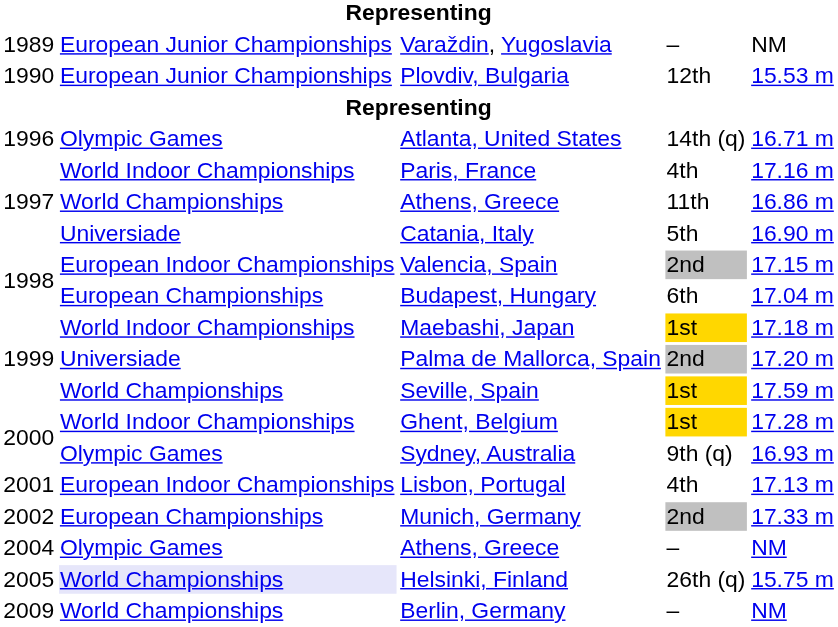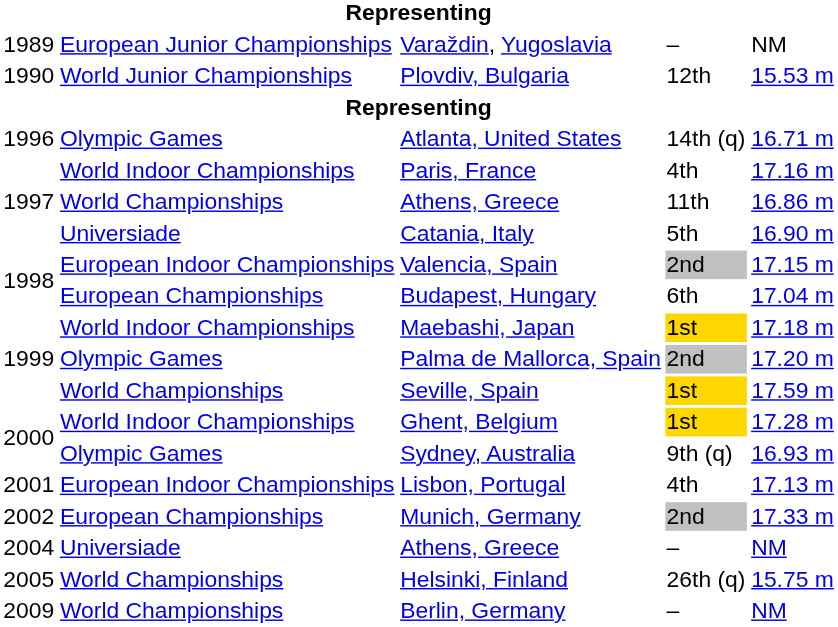(226, 75) European Junior Championships -> (206, 75) World Junior Championships
(120, 359) Universiade -> (141, 359) Olympic Games
(141, 547) Olympic Games -> (120, 547) Universiade
(172, 579) lavender background -> (172, 579) no background
